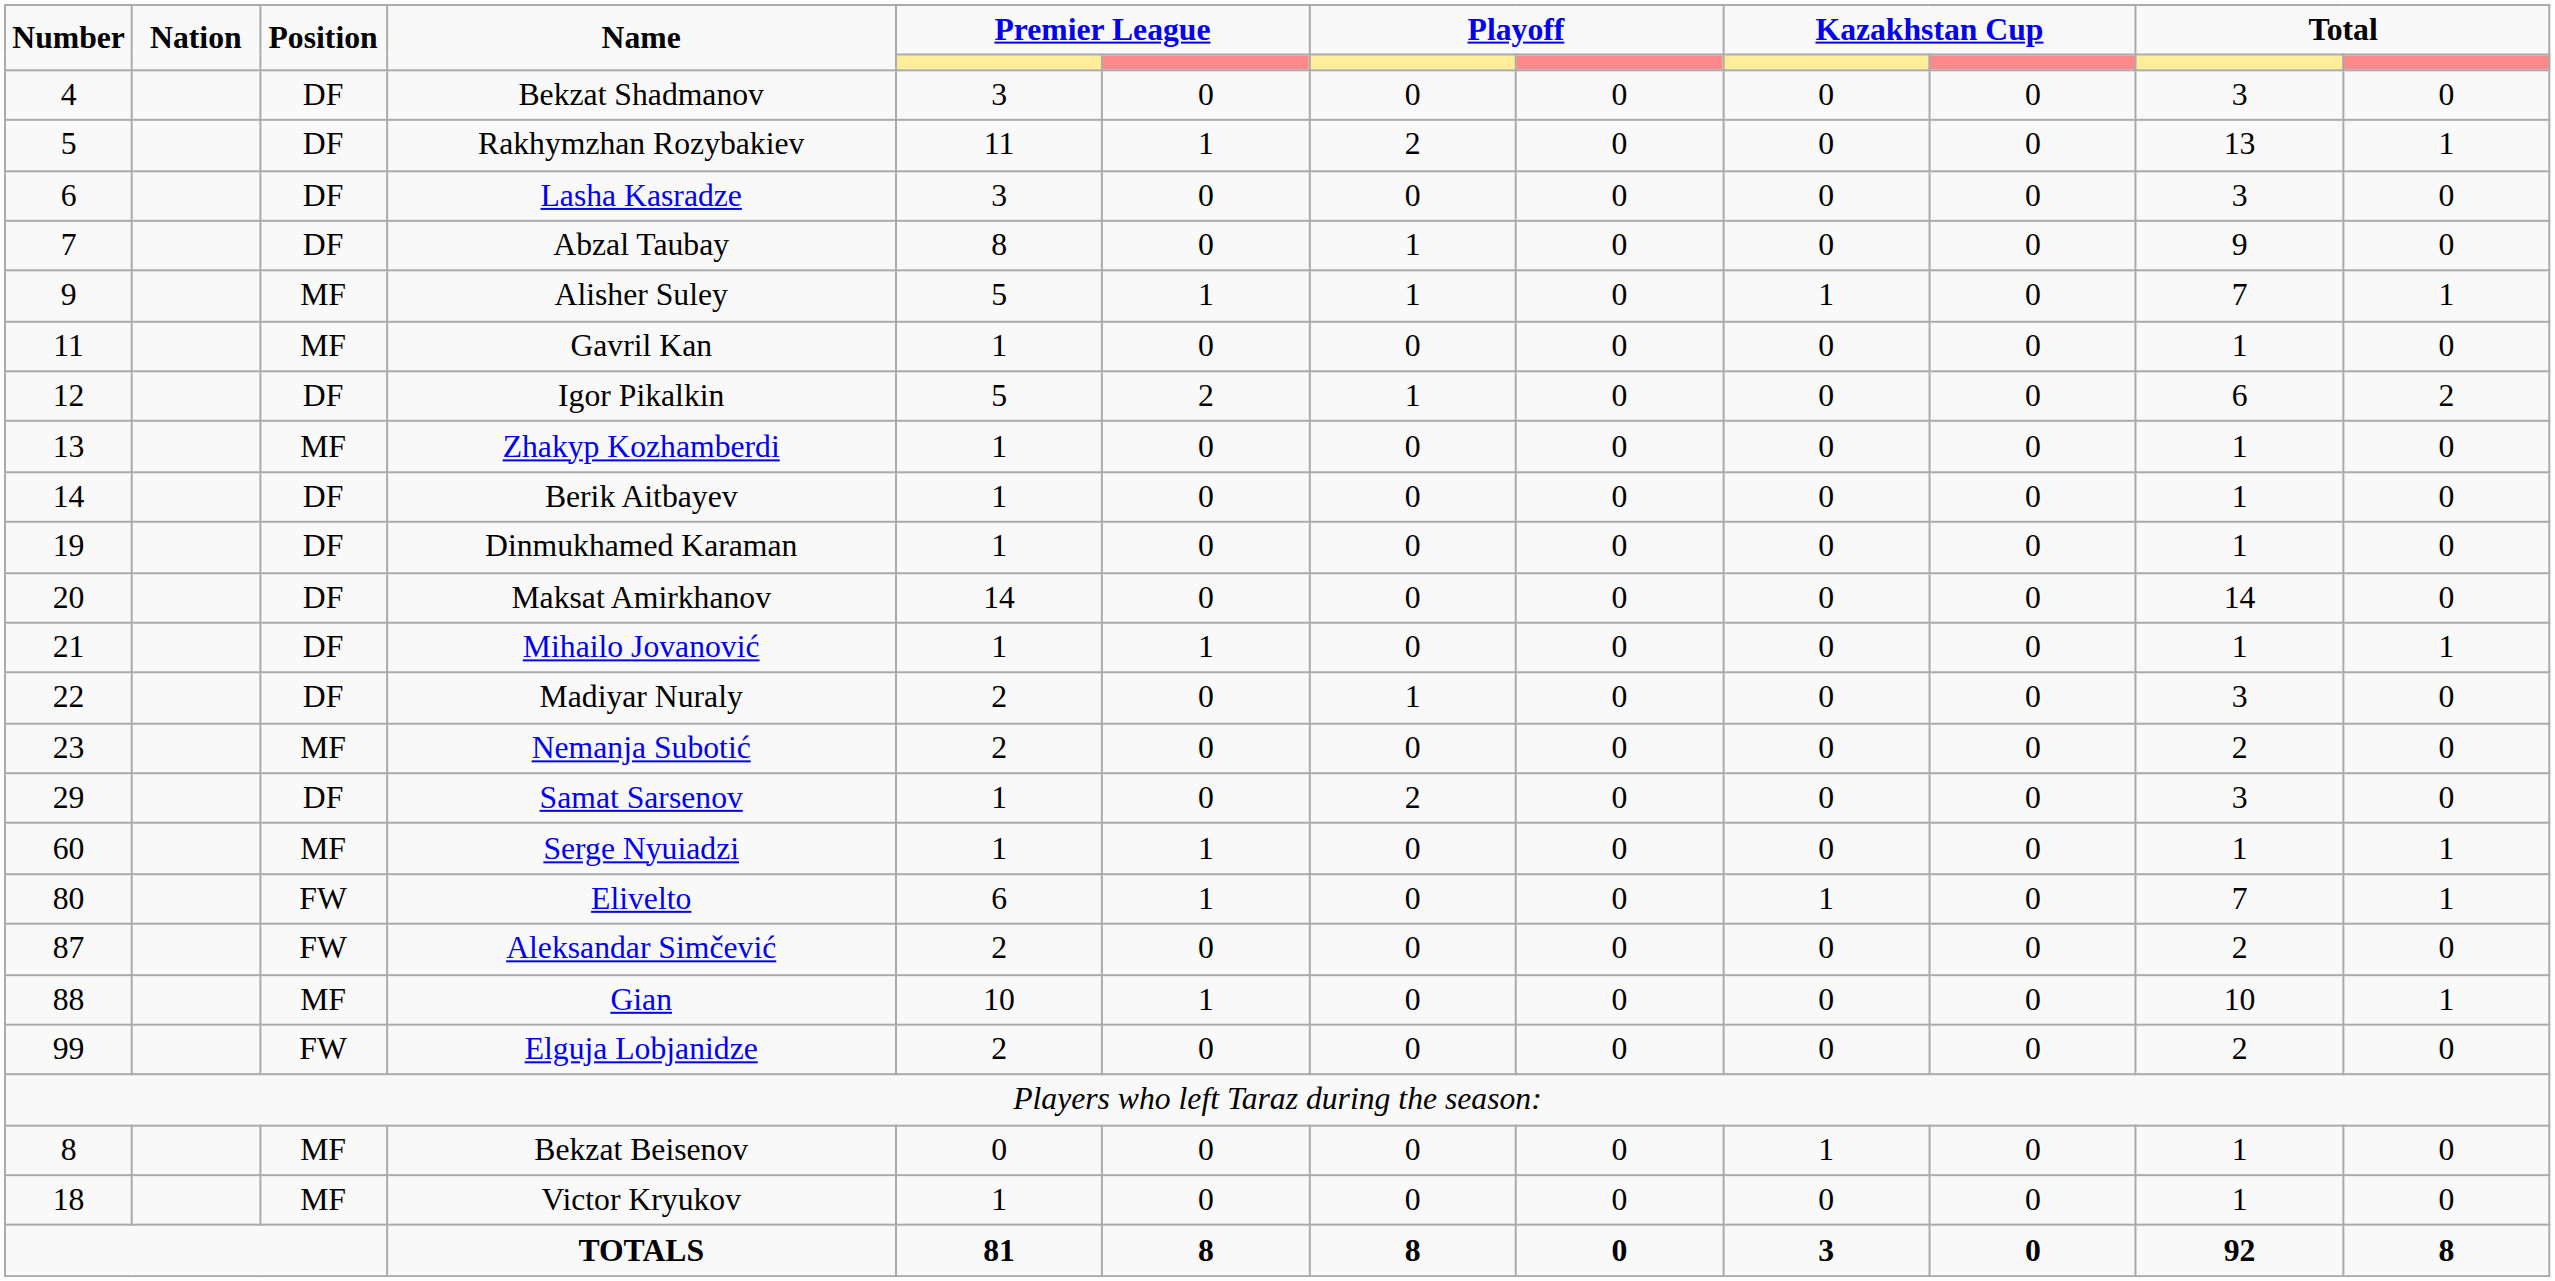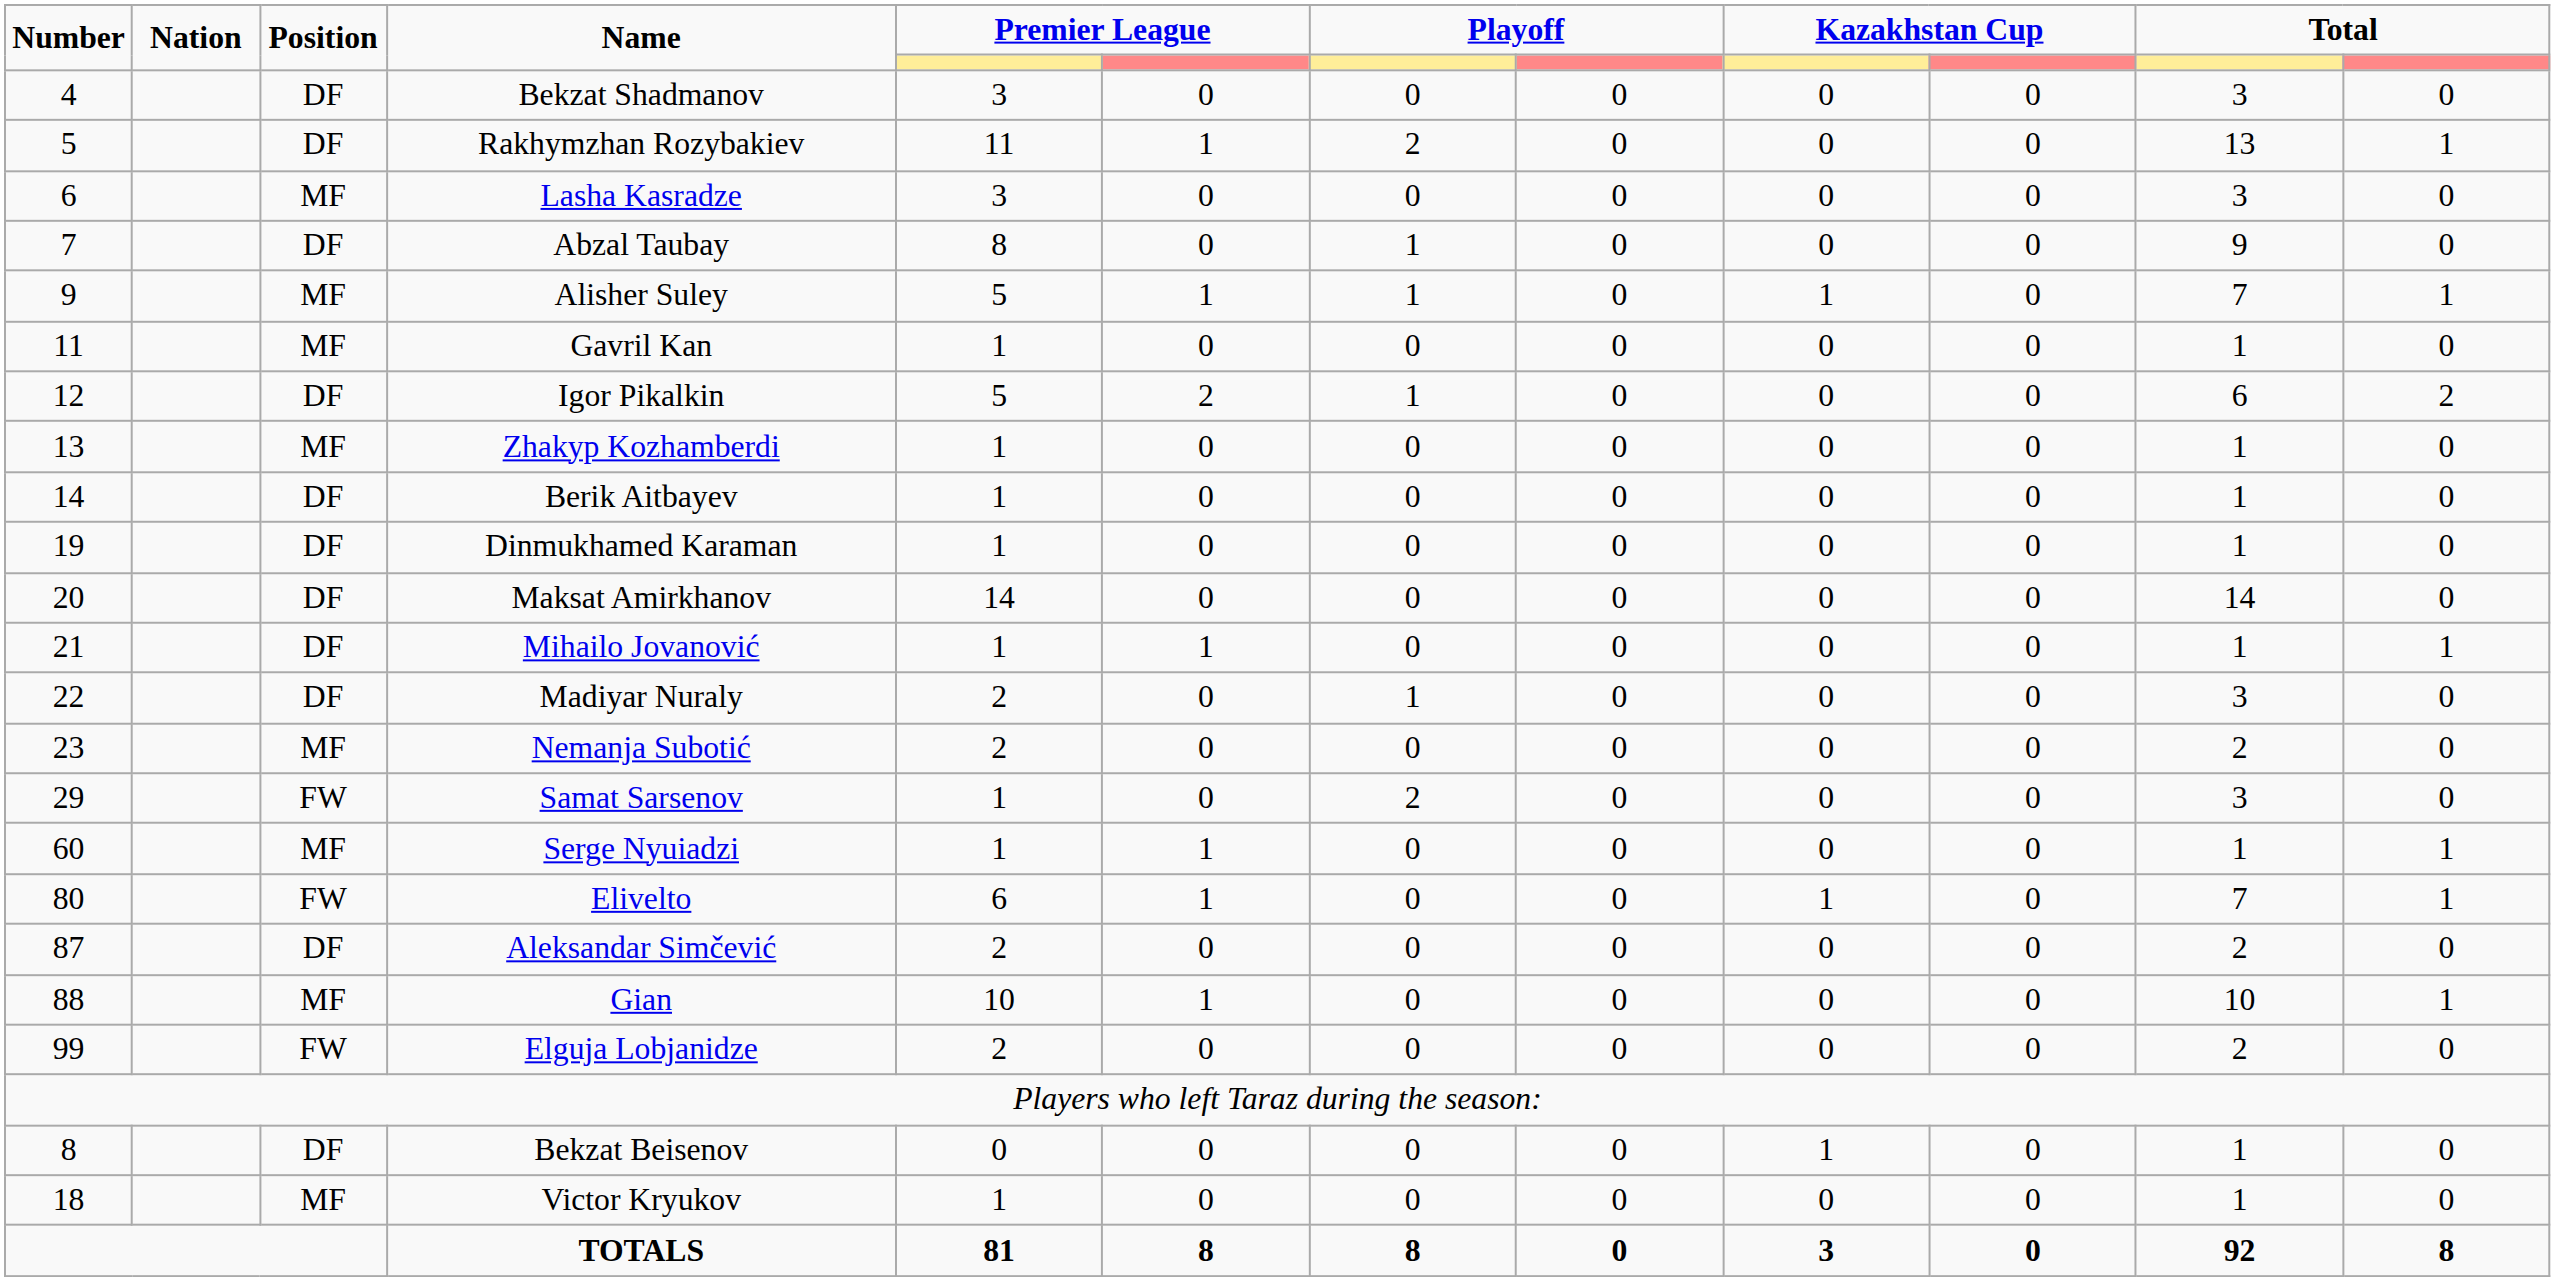(323, 194) DF -> (323, 194) MF
(323, 797) DF -> (323, 797) FW
(323, 948) FW -> (323, 948) DF
(323, 1149) MF -> (323, 1149) DF
